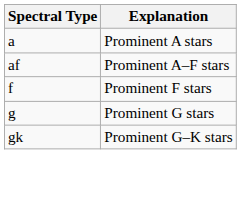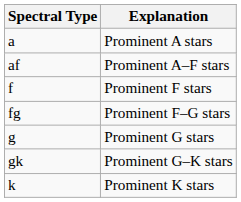+ row: (167, 112)
+ row: (159, 185)
